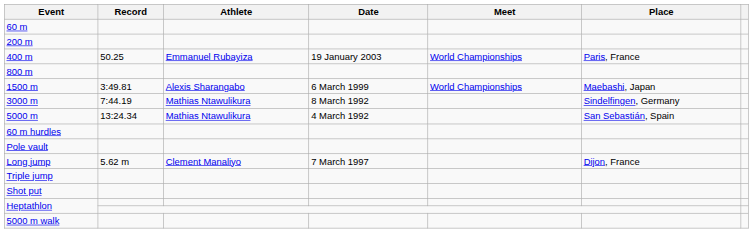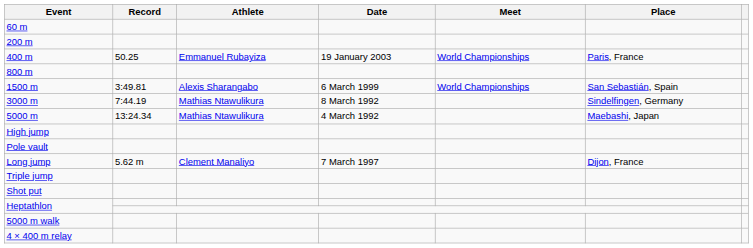(619, 87) Maebashi, Japan -> (633, 87) San Sebastián, Spain
(629, 116) San Sebastián, Spain -> (623, 116) Maebashi, Japan
- row: (34, 131)
+ row: (28, 131)
+ row: (39, 236)
